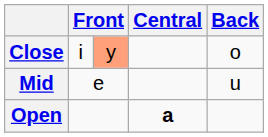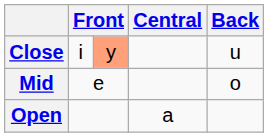(235, 52) o -> (235, 52) u
(235, 83) u -> (235, 83) o
(168, 115) bold -> (168, 115) normal
